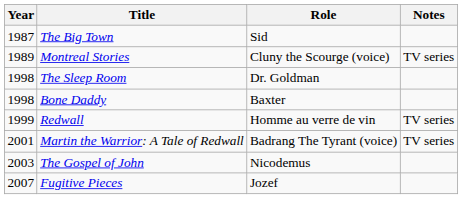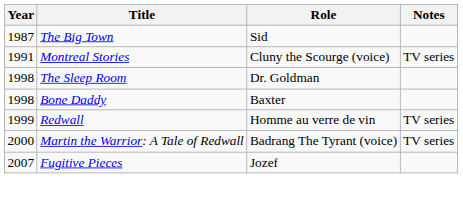(21, 57) 1989 -> (21, 57) 1991
(21, 141) 2001 -> (21, 141) 2000
- row: (92, 162)
